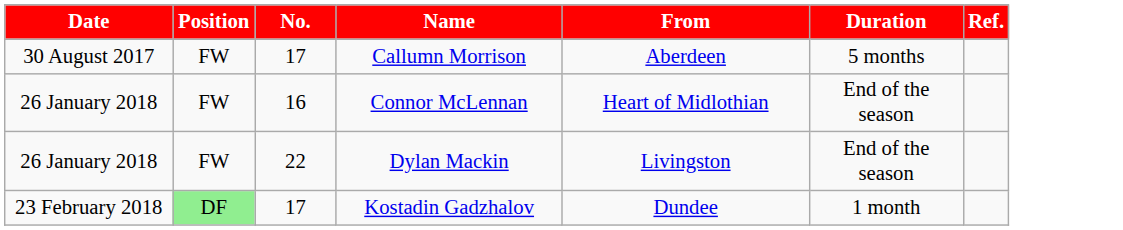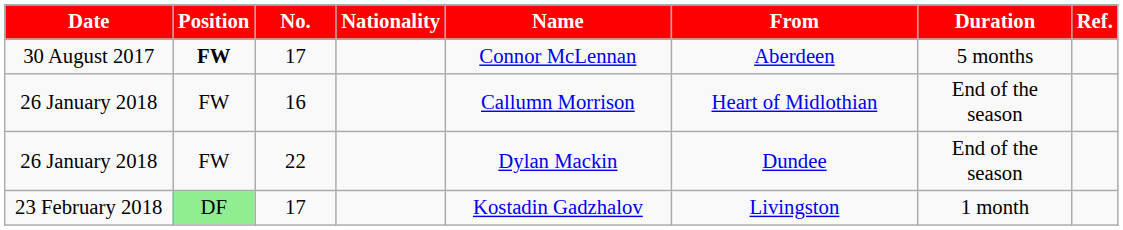+ column: (391, 21)
(214, 56) normal -> (214, 56) bold
(449, 56) Callumn Morrison -> (558, 56) Connor McLennan
(449, 102) Connor McLennan -> (558, 102) Callumn Morrison
(686, 161) Livingston -> (794, 161) Dundee
(686, 207) Dundee -> (794, 207) Livingston
